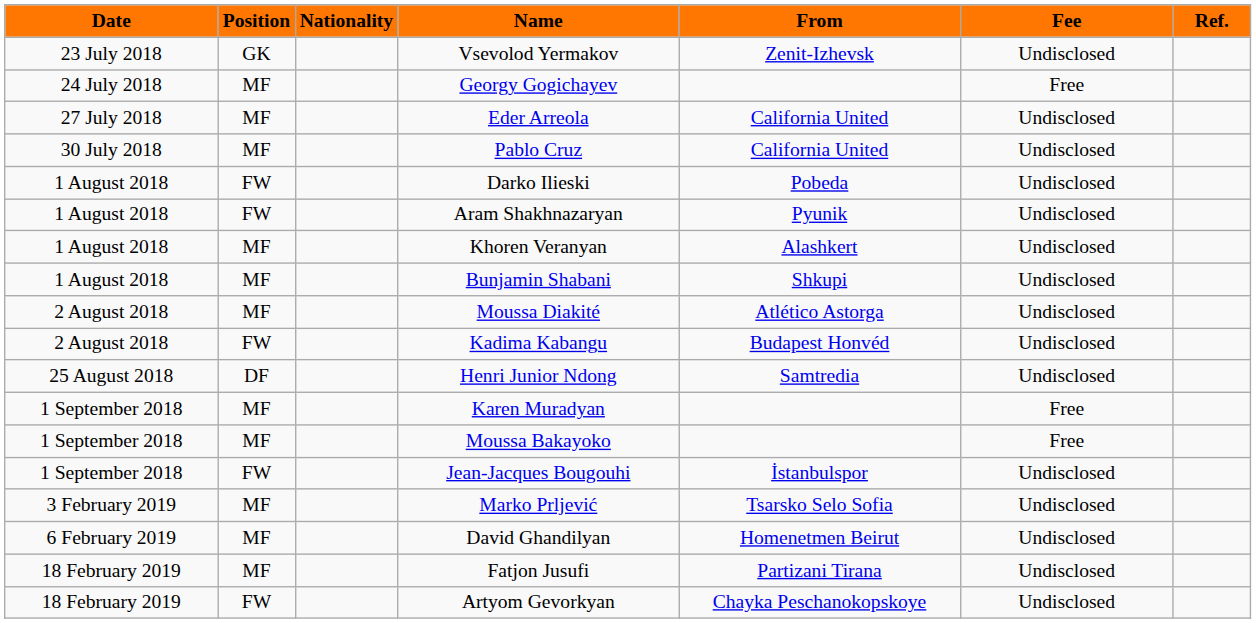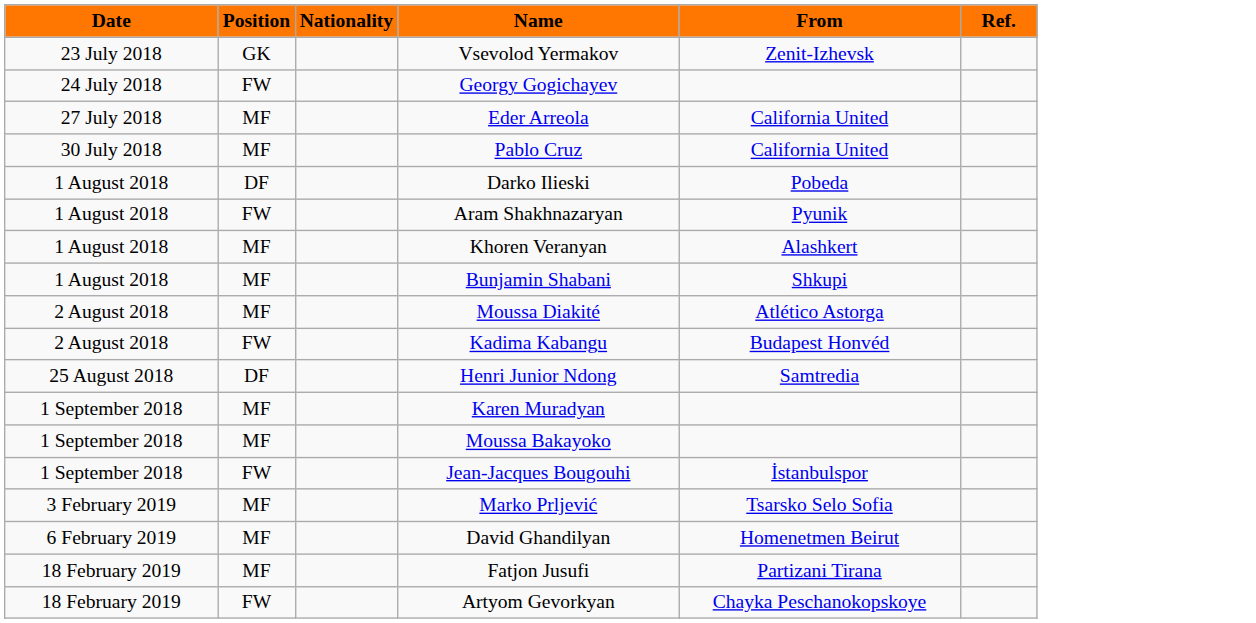- column: (1067, 21)
(256, 85) MF -> (256, 85) FW
(256, 182) FW -> (256, 182) DF
